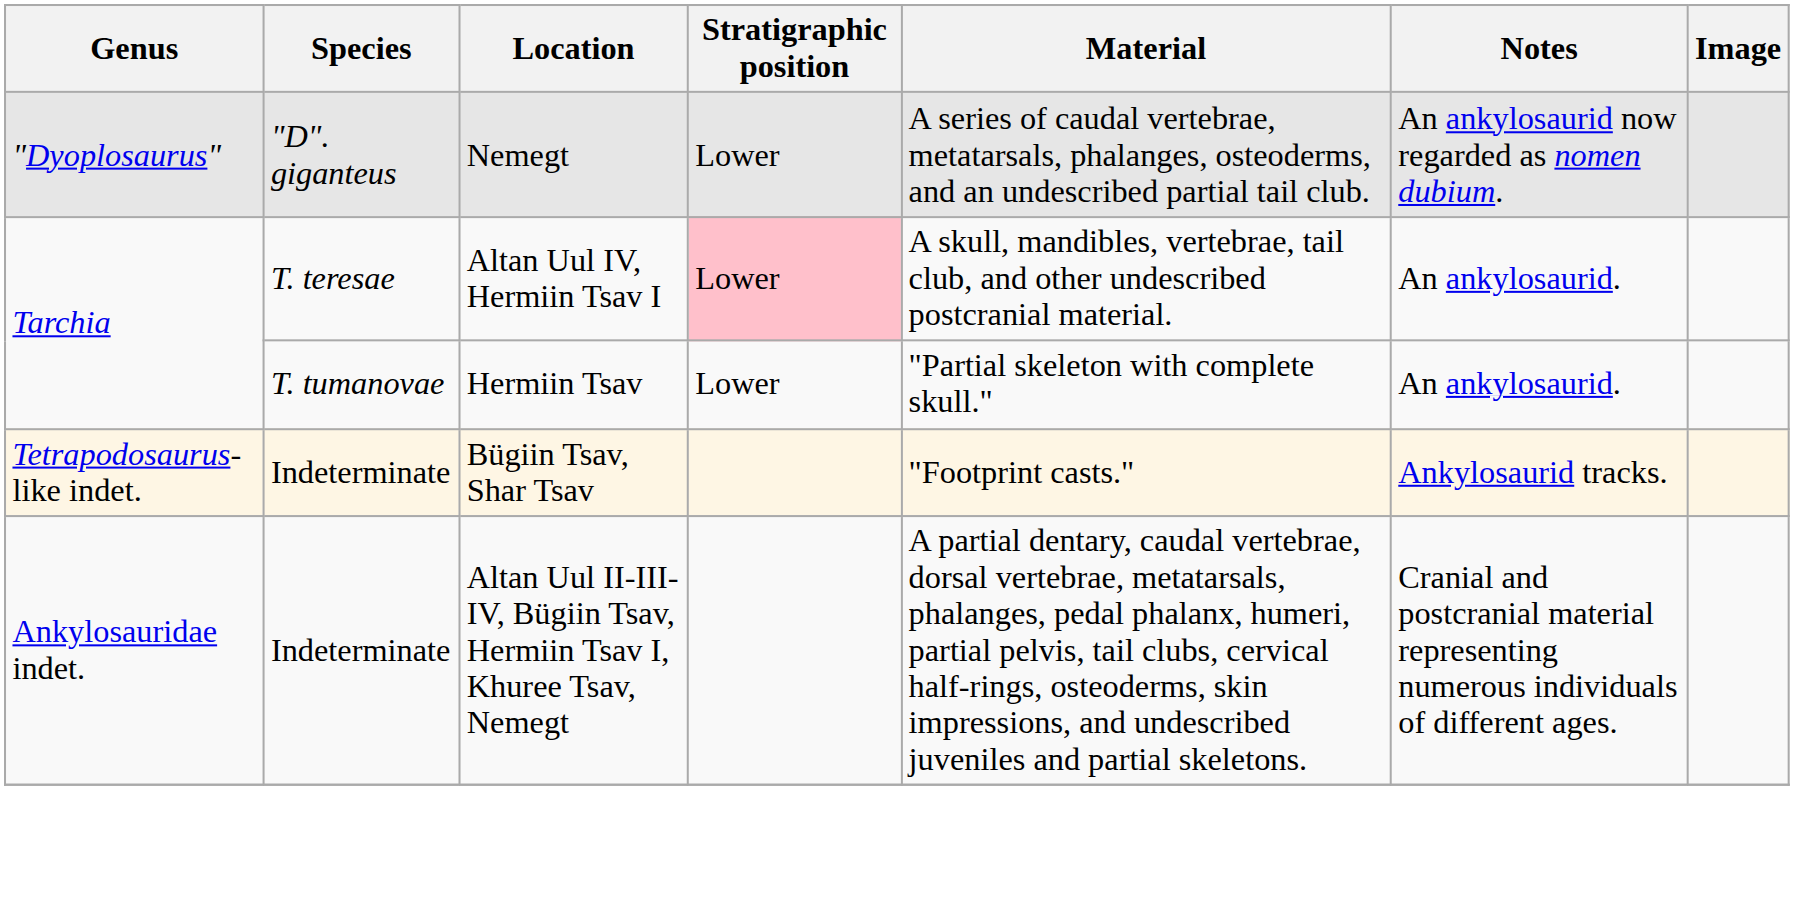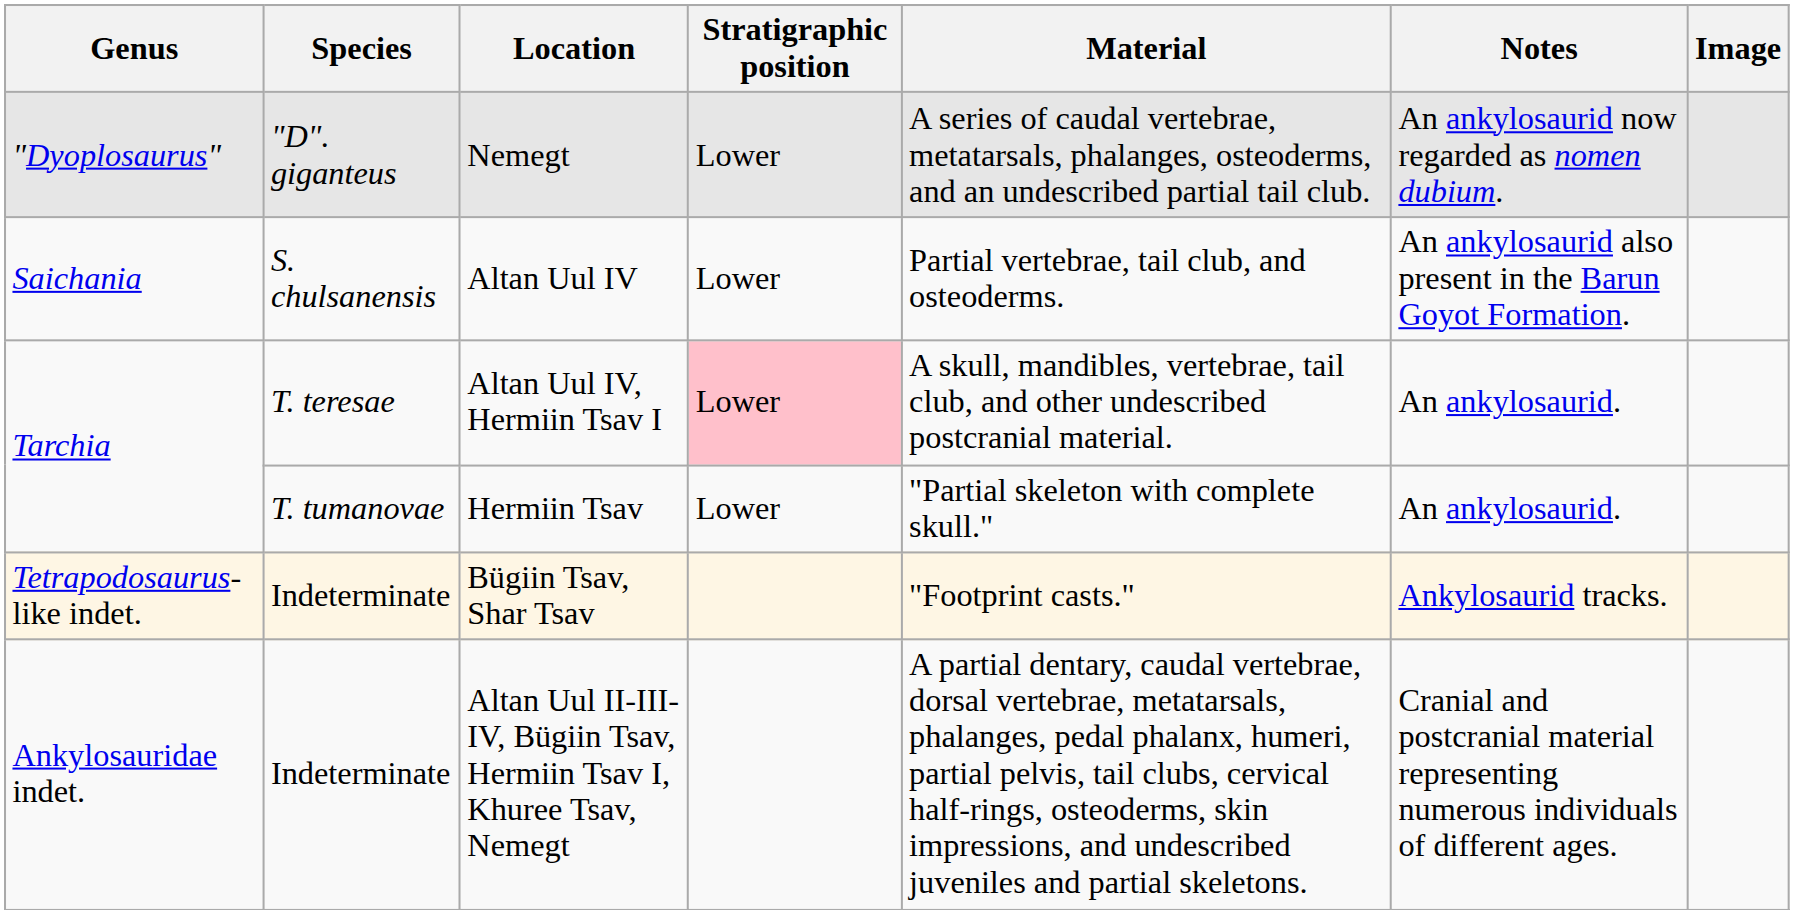+ row: (553, 278)
